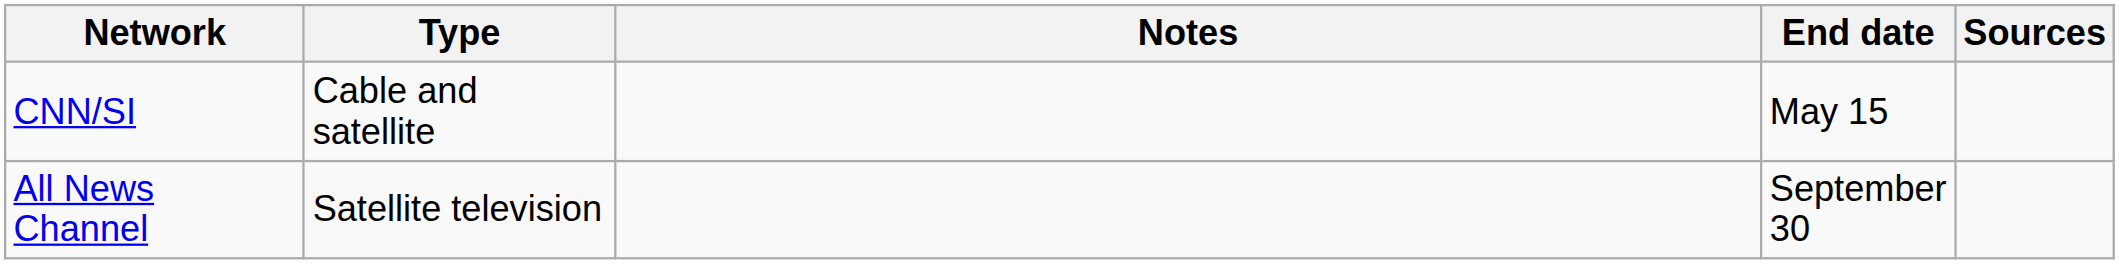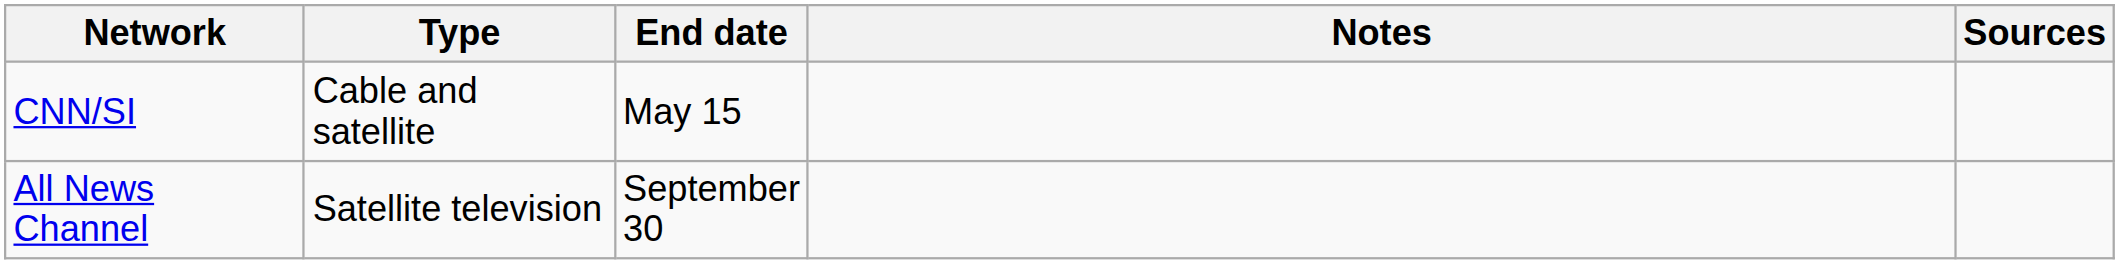columns swapped: (1858, 33) <-> (1188, 33)
